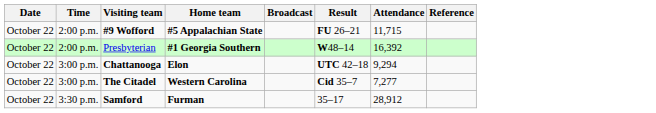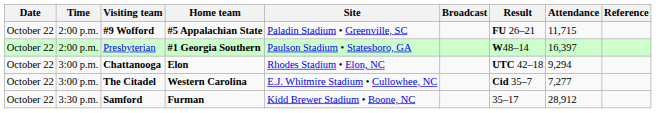+ column: (352, 13)
(388, 47) 16,392 -> (562, 47) 16,397
